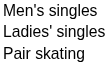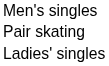rows swapped: (54, 32) <-> (44, 53)
